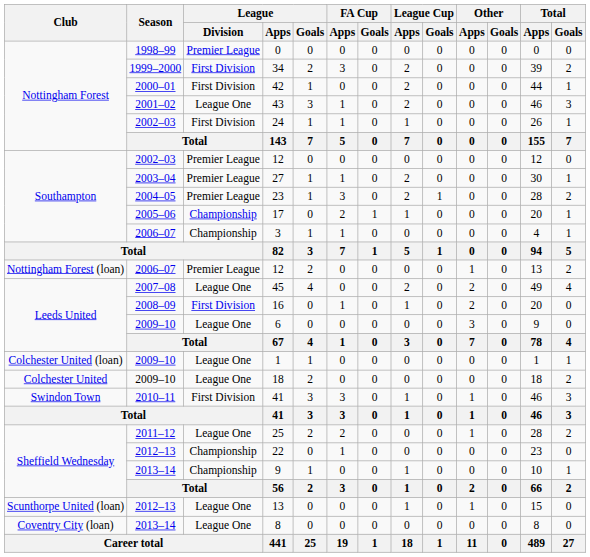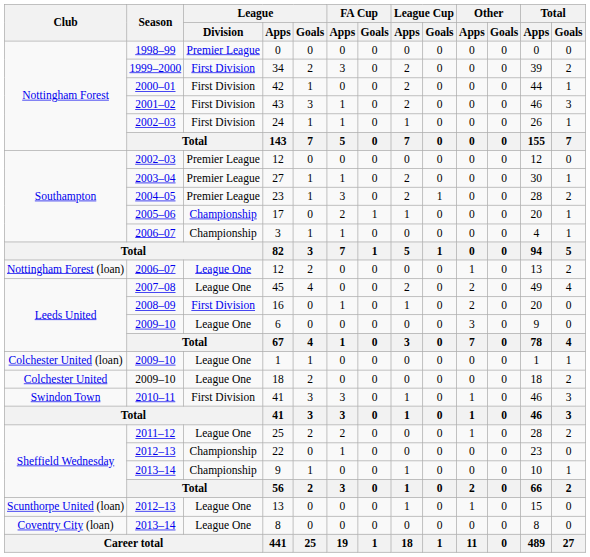(223, 104) League One -> (223, 104) First Division
(223, 269) Premier League -> (223, 269) League One
